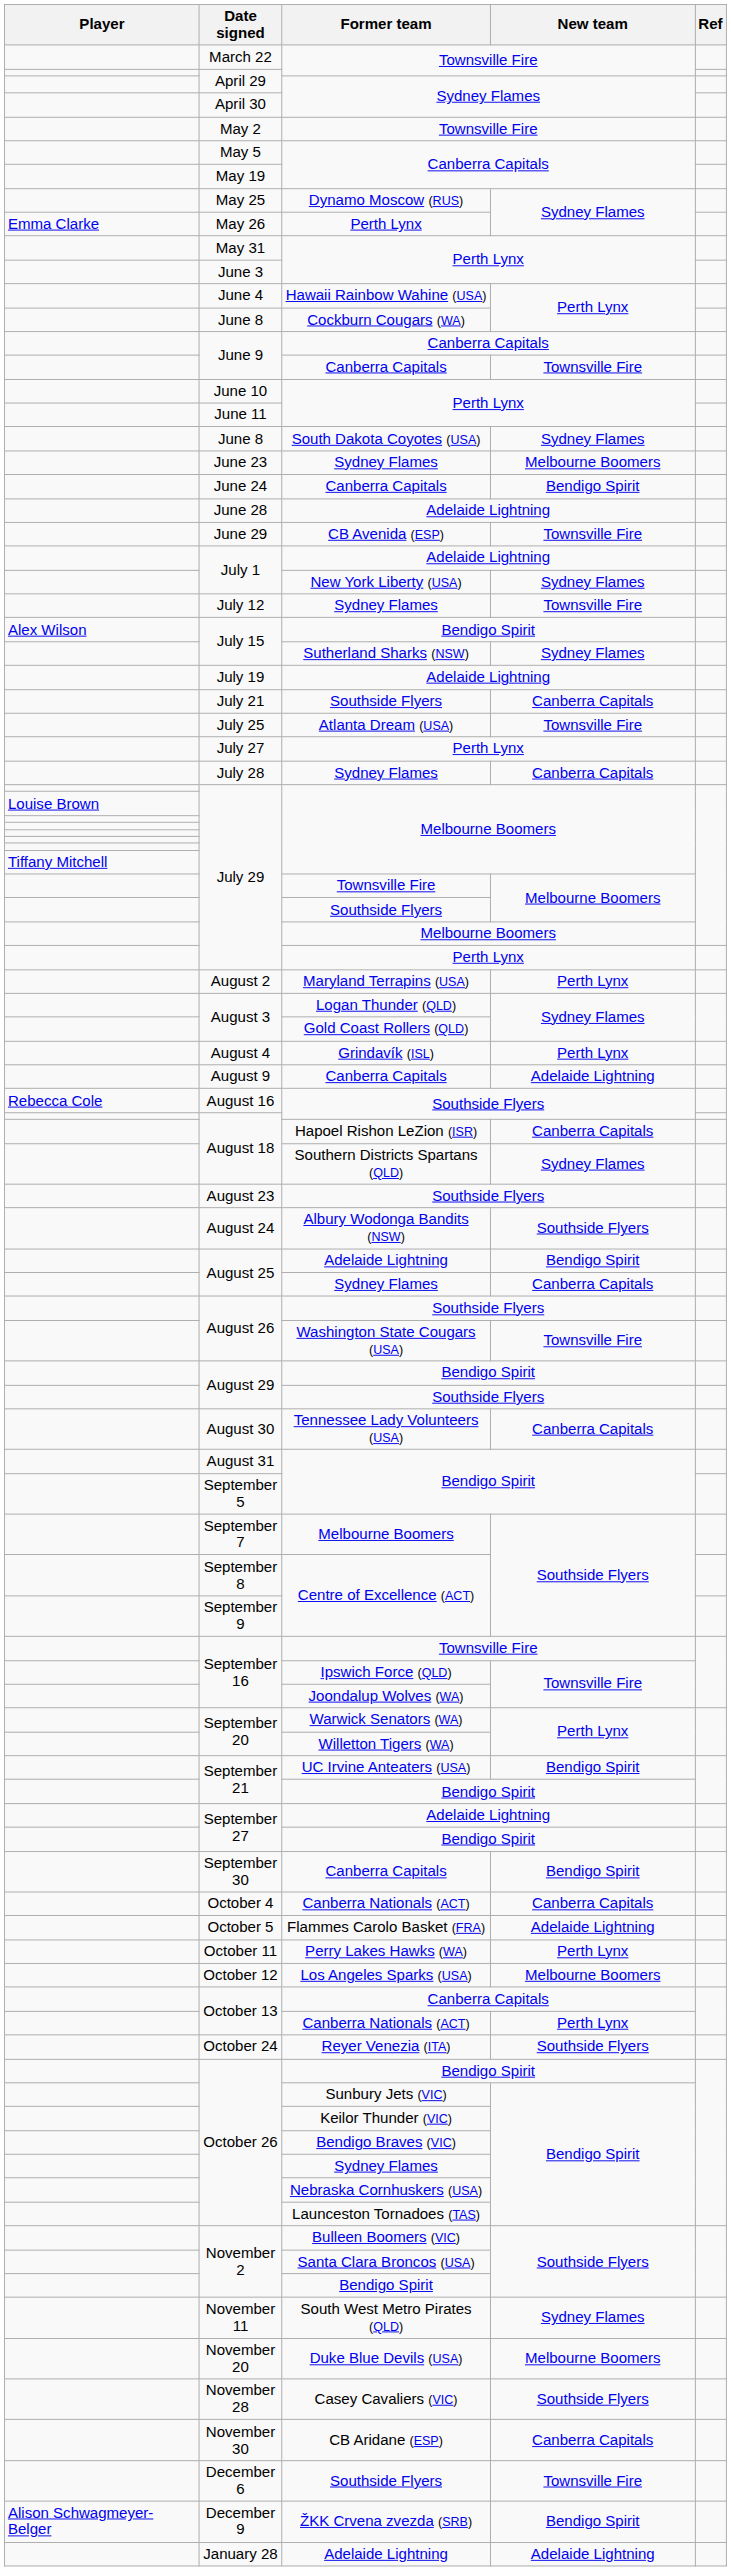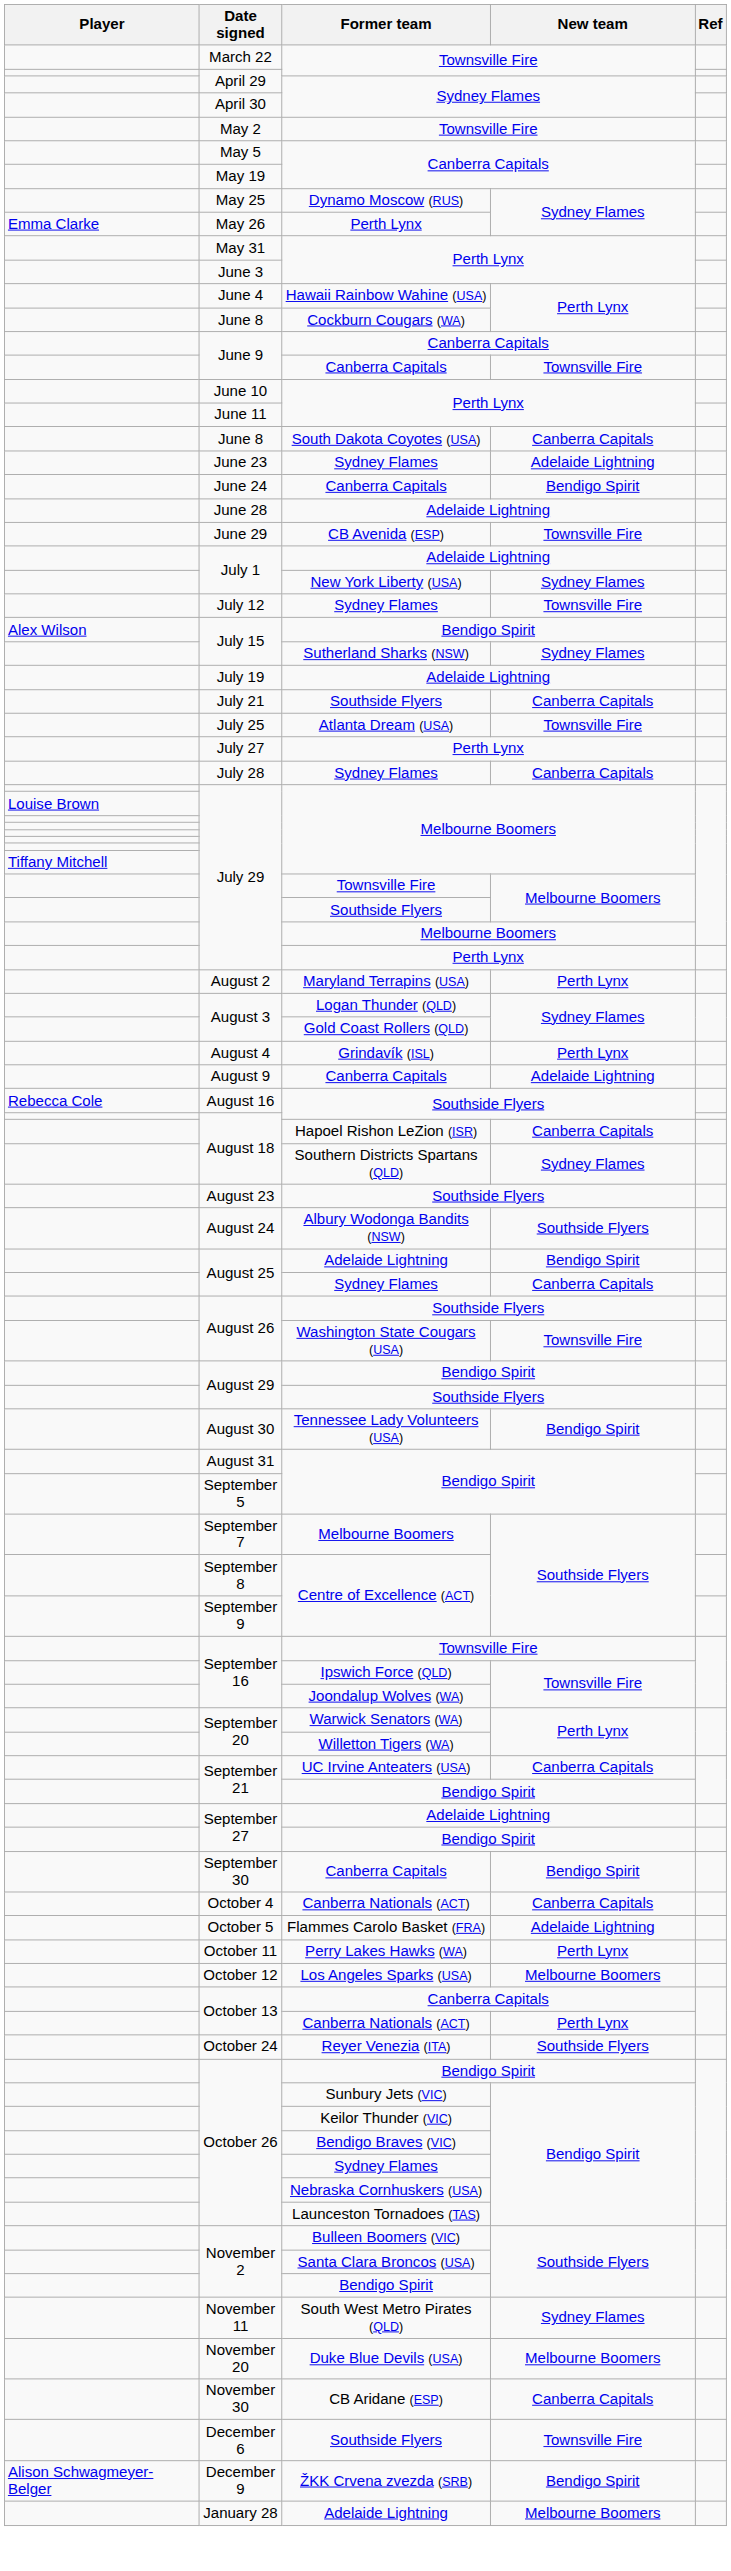(593, 438) Sydney Flames -> (593, 438) Canberra Capitals
(593, 462) Melbourne Boomers -> (593, 462) Adelaide Lightning
(593, 1429) Canberra Capitals -> (593, 1429) Bendigo Spirit
(593, 1767) Bendigo Spirit -> (593, 1767) Canberra Capitals
- row: (240, 2399)
(593, 2553) Adelaide Lightning -> (593, 2513) Melbourne Boomers
